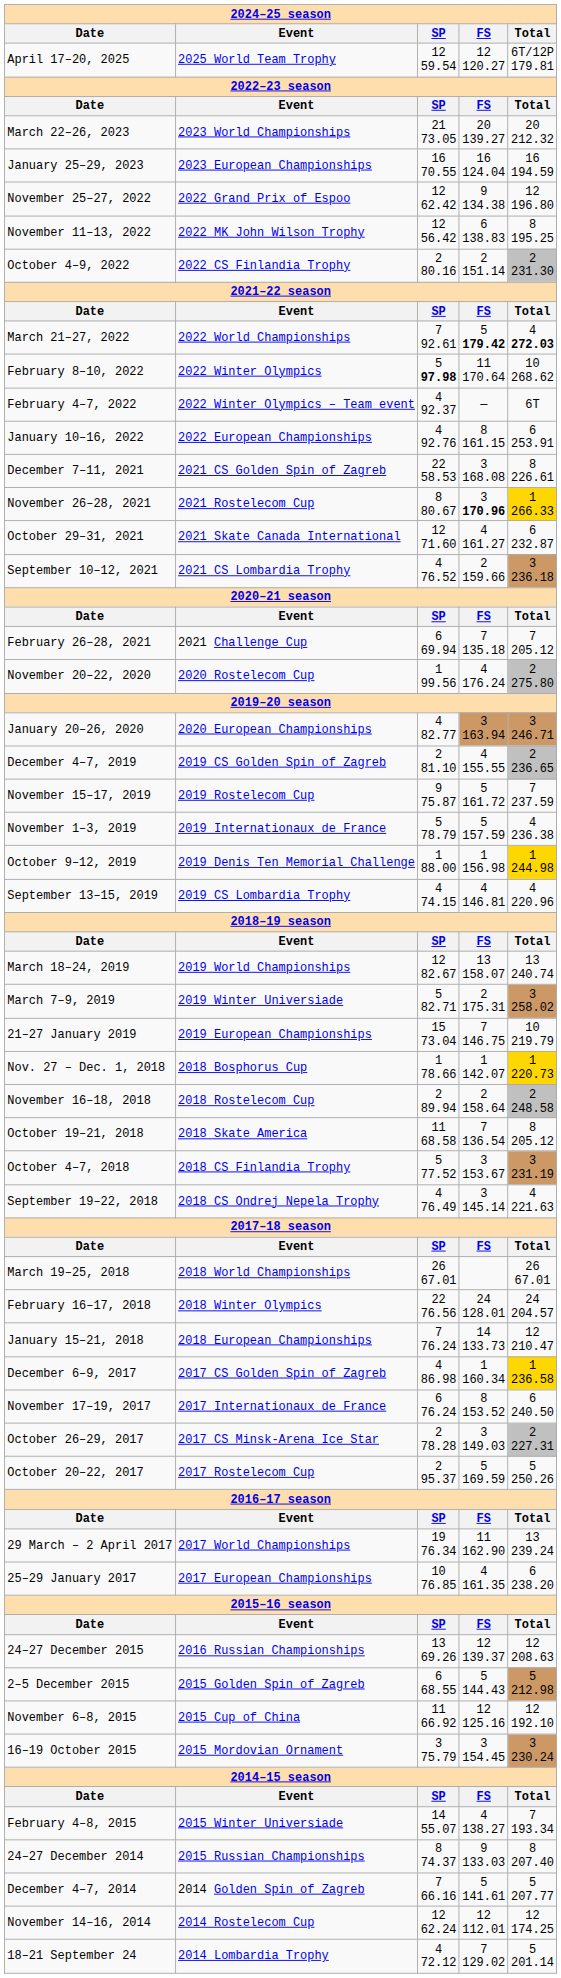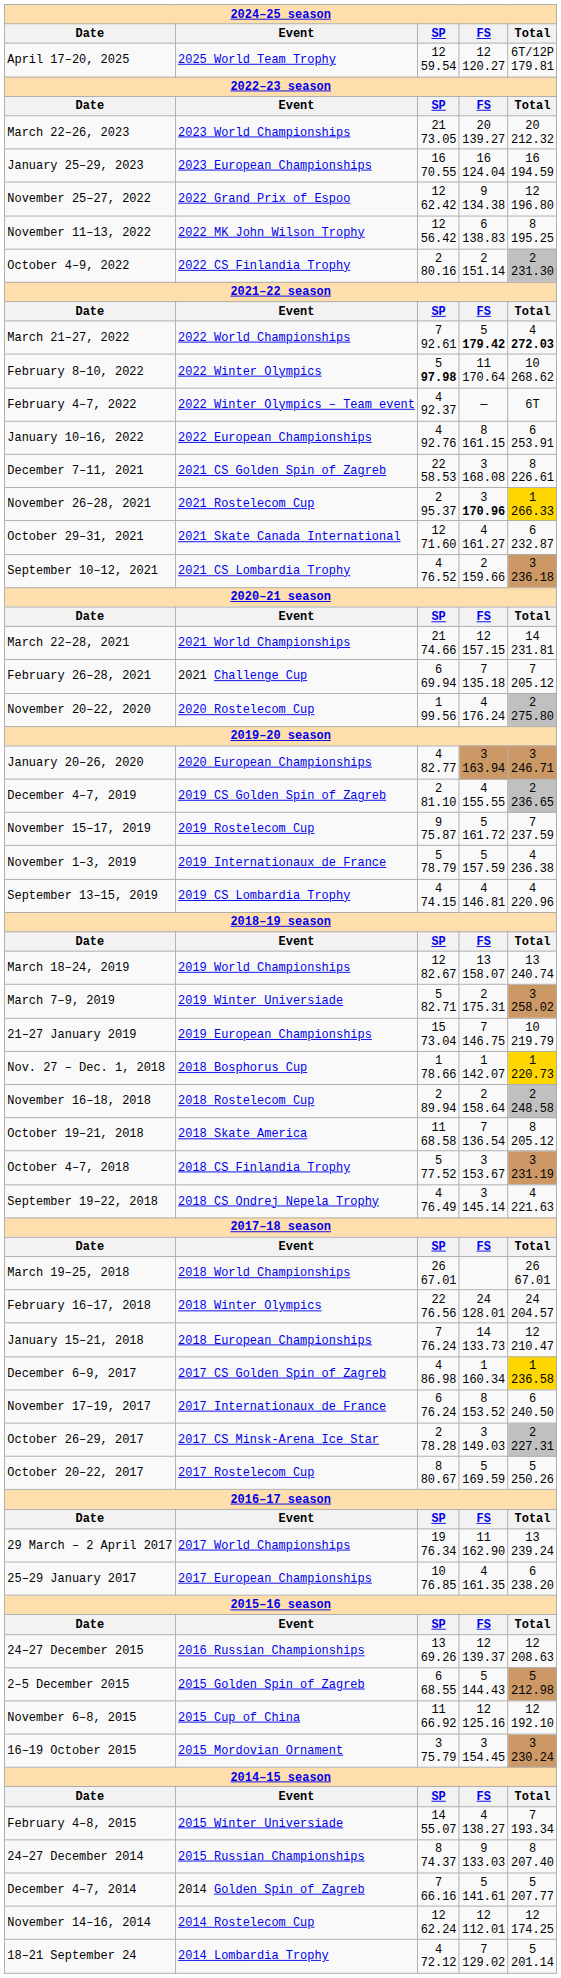(439, 504) 8 80.67 -> (439, 504) 2 95.37
+ row: (68, 643)
- row: (72, 862)
(439, 1473) 2 95.37 -> (439, 1473) 8 80.67
